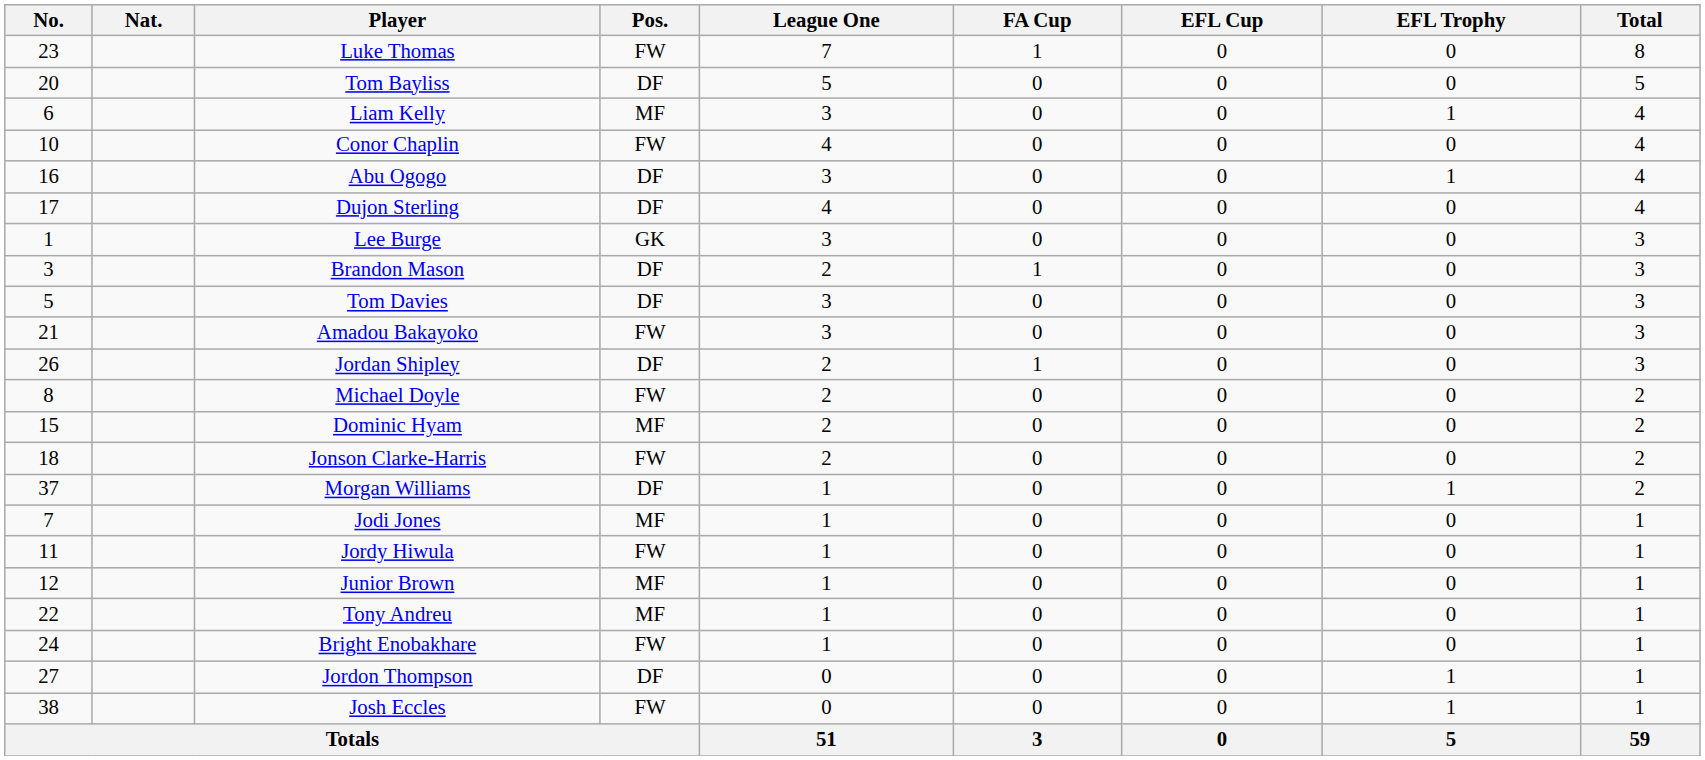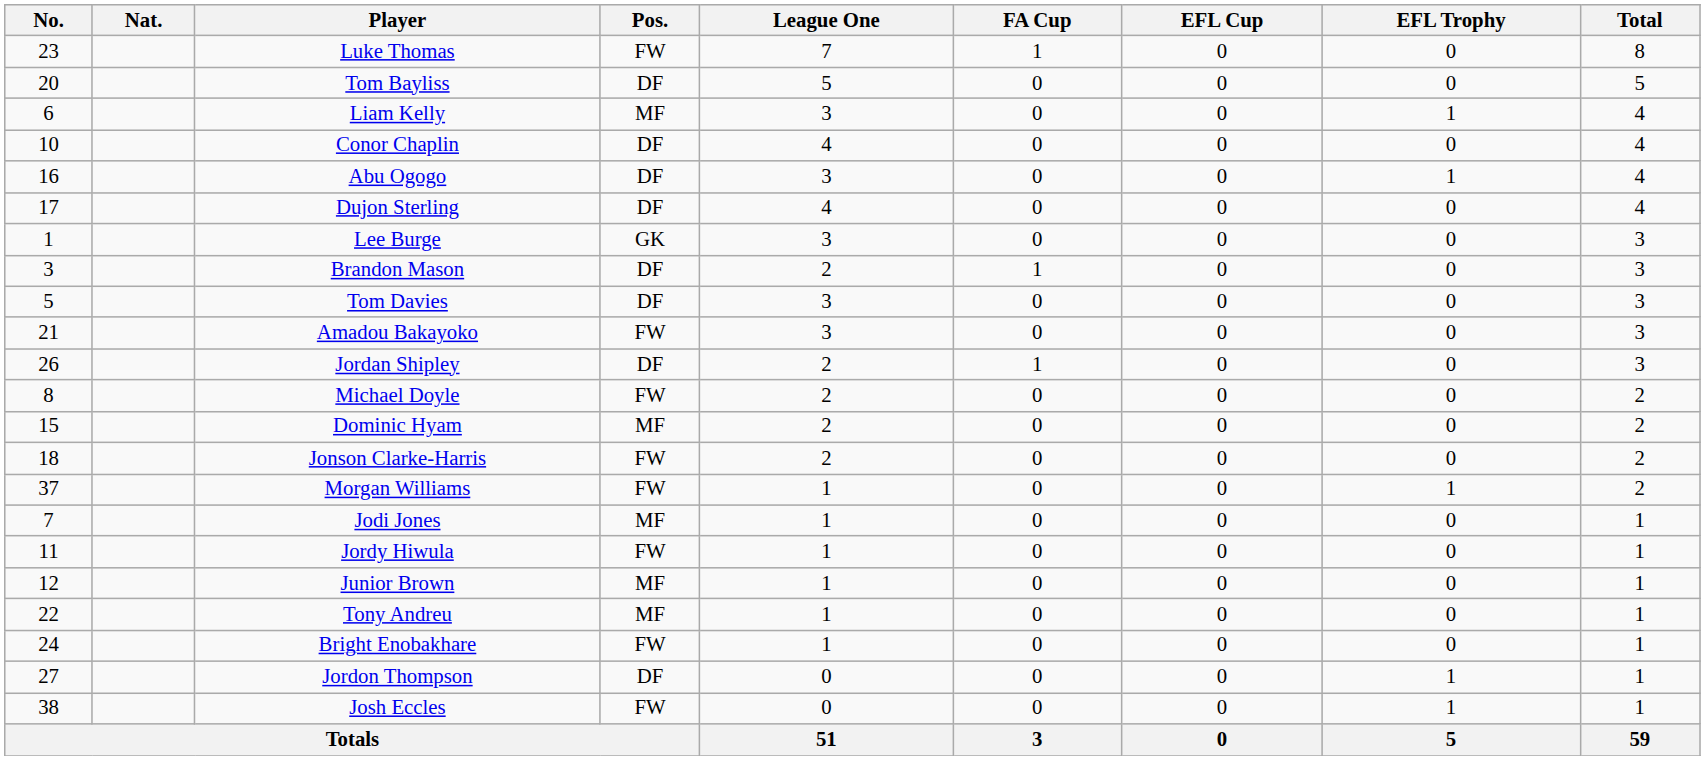(650, 144) FW -> (650, 144) DF
(650, 488) DF -> (650, 488) FW
